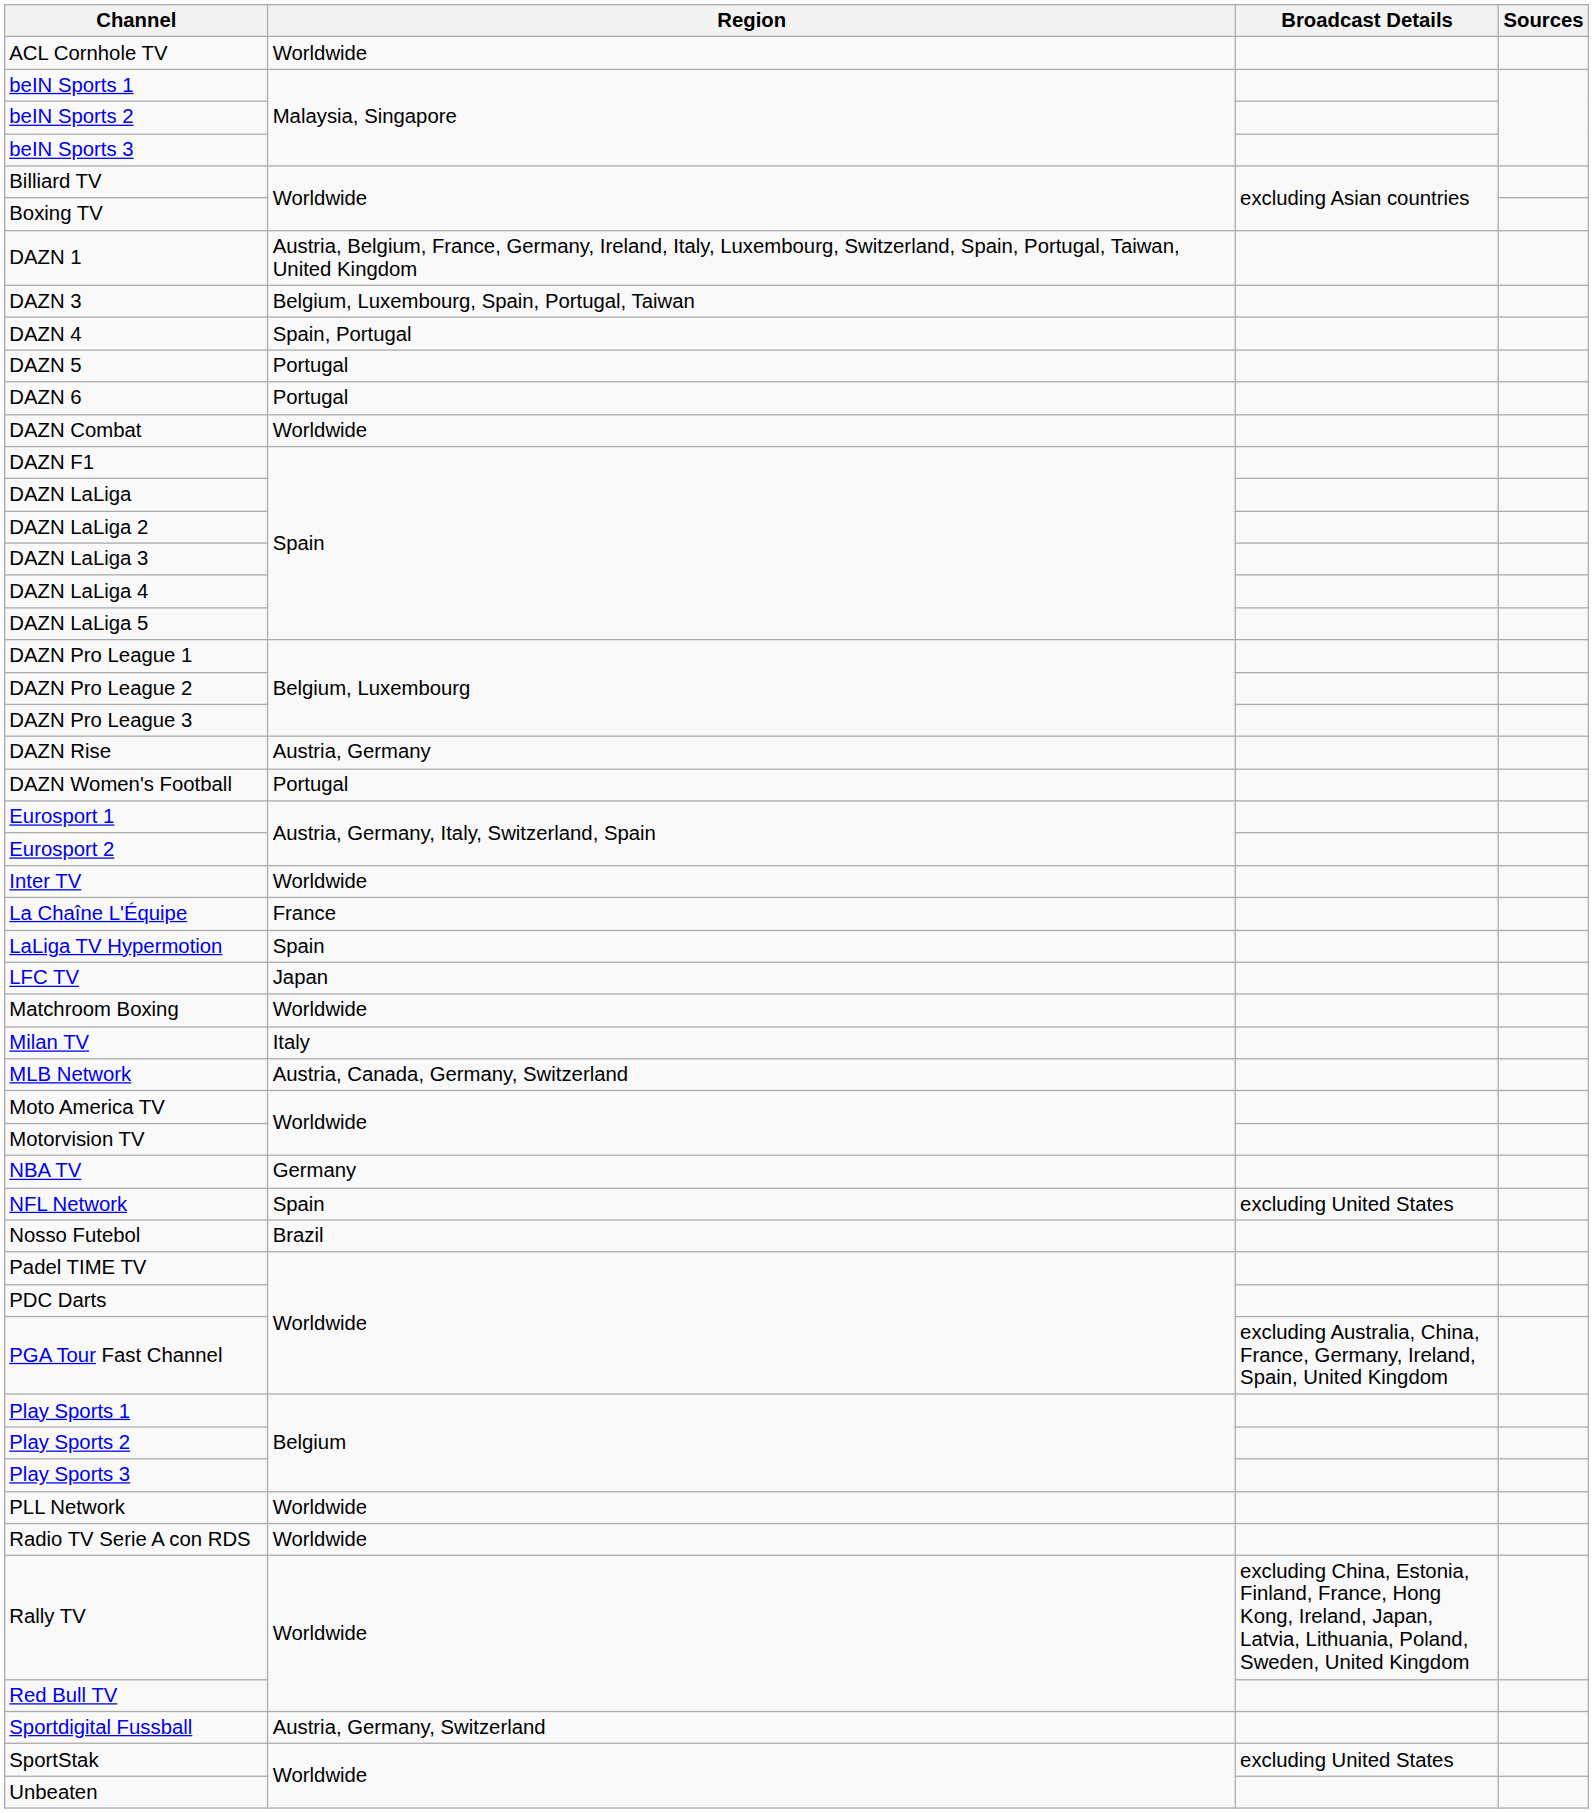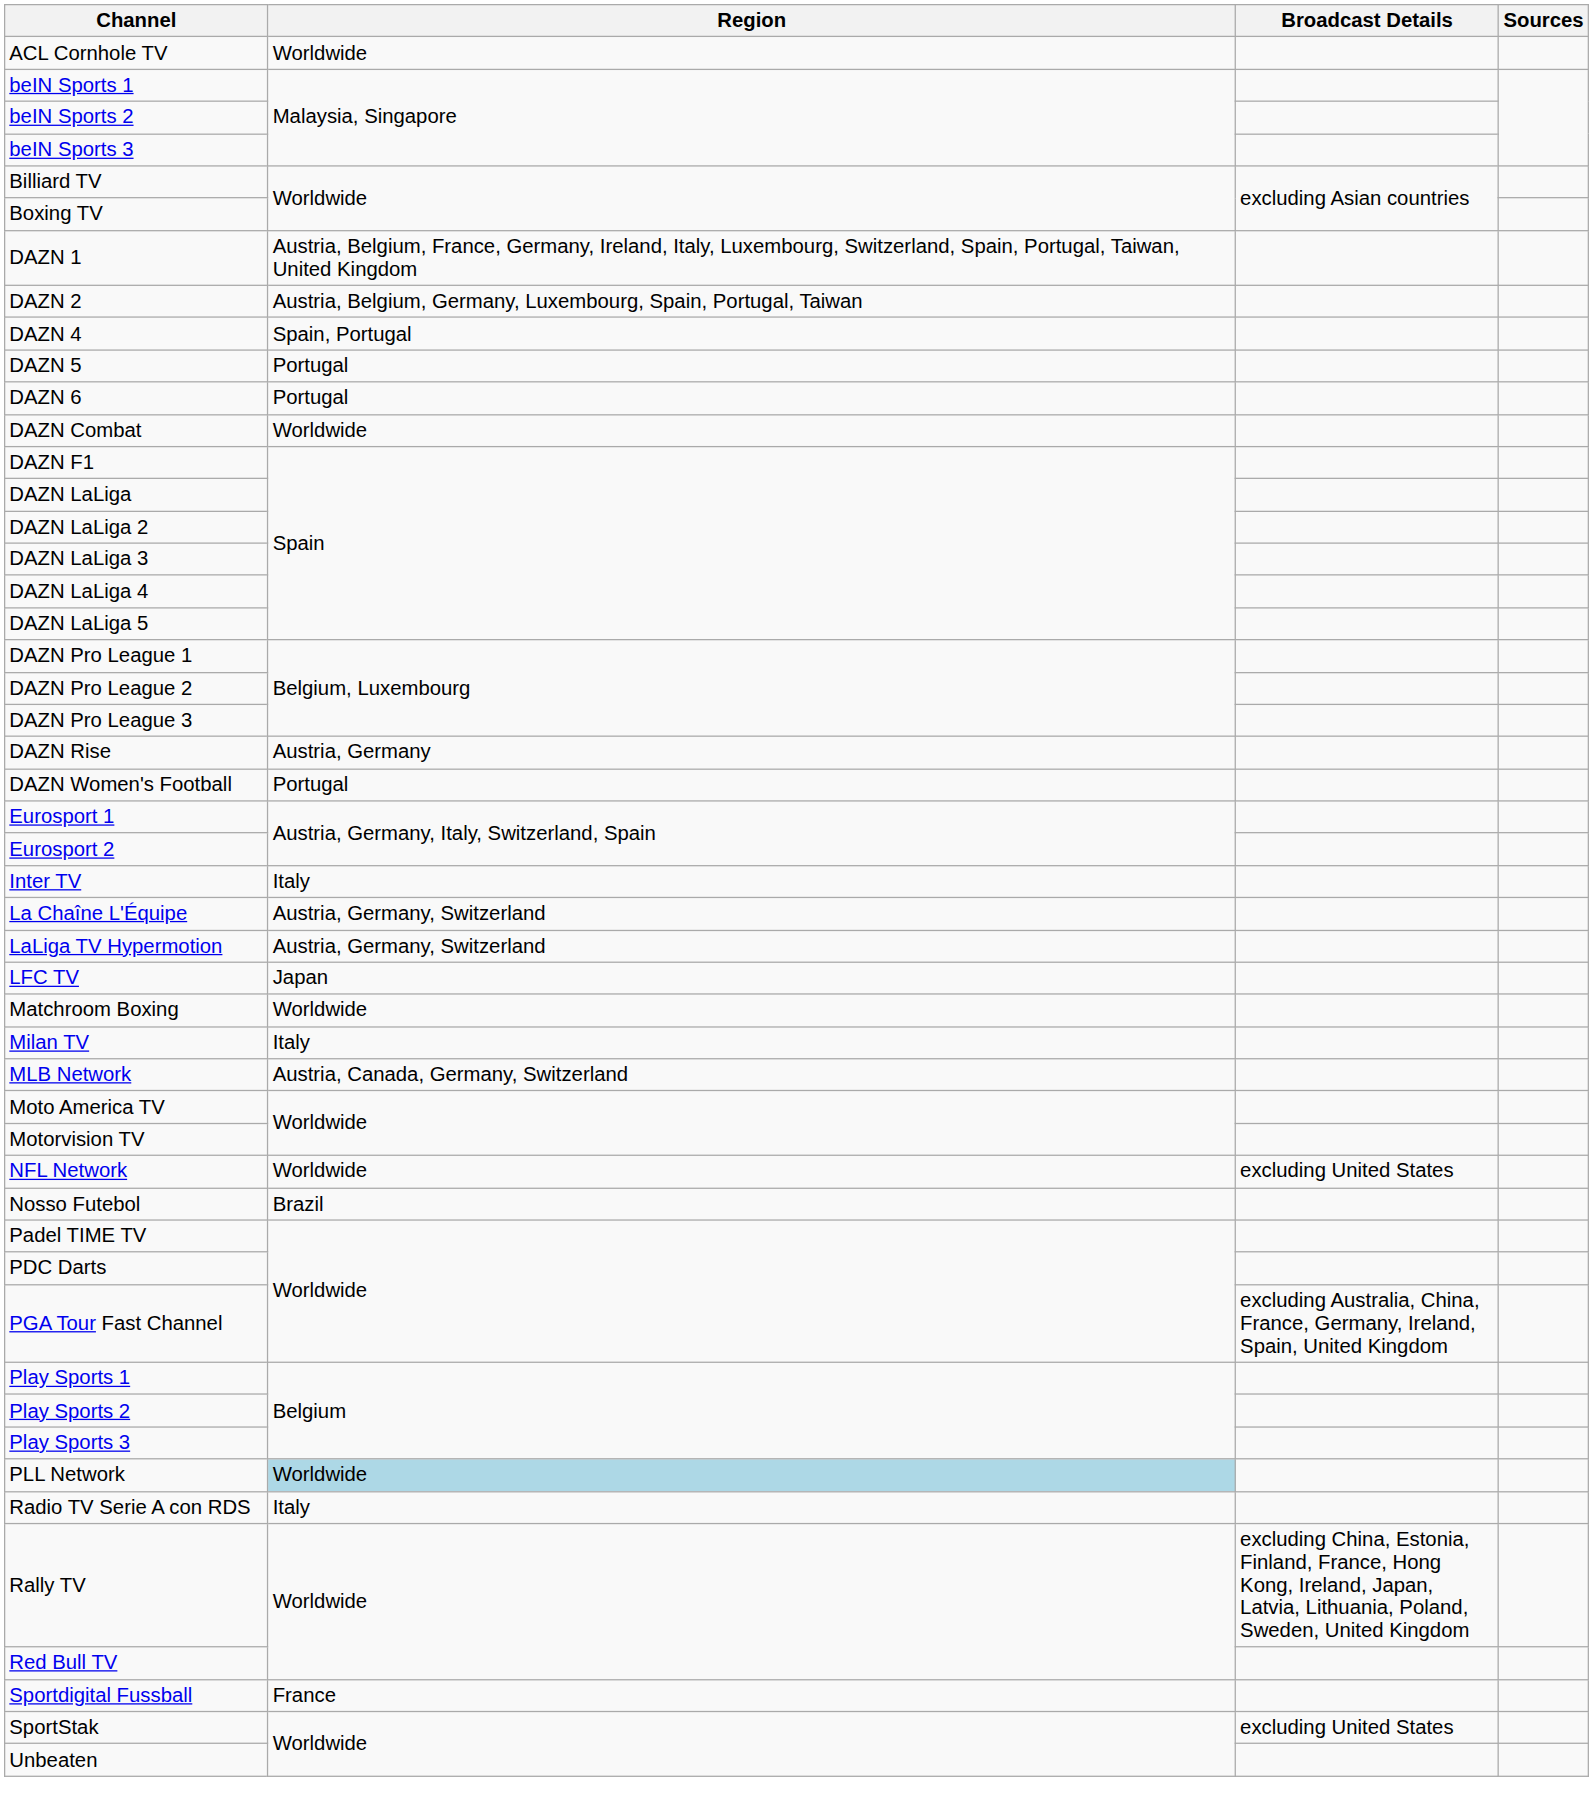+ row: (45, 301)
- row: (45, 301)
(320, 881) Worldwide -> (291, 881) Italy
(304, 913) France -> (409, 913) Austria, Germany, Switzerland
(299, 945) Spain -> (409, 945) Austria, Germany, Switzerland
- row: (45, 1171)
(299, 1203) Spain -> (320, 1171) Worldwide
(320, 1507) no background -> (320, 1474) lightblue background
(320, 1539) Worldwide -> (291, 1507) Italy
(409, 1727) Austria, Germany, Switzerland -> (304, 1695) France
